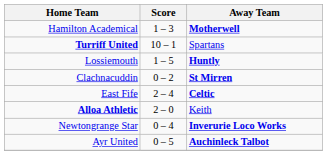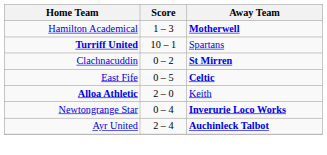- row: (111, 61)
(163, 93) 2 – 4 -> (163, 77) 0 – 5
(163, 142) 0 – 5 -> (163, 126) 2 – 4
